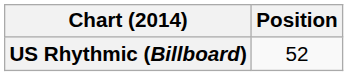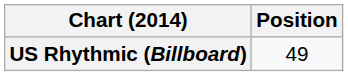(297, 53) 52 -> (297, 53) 49
